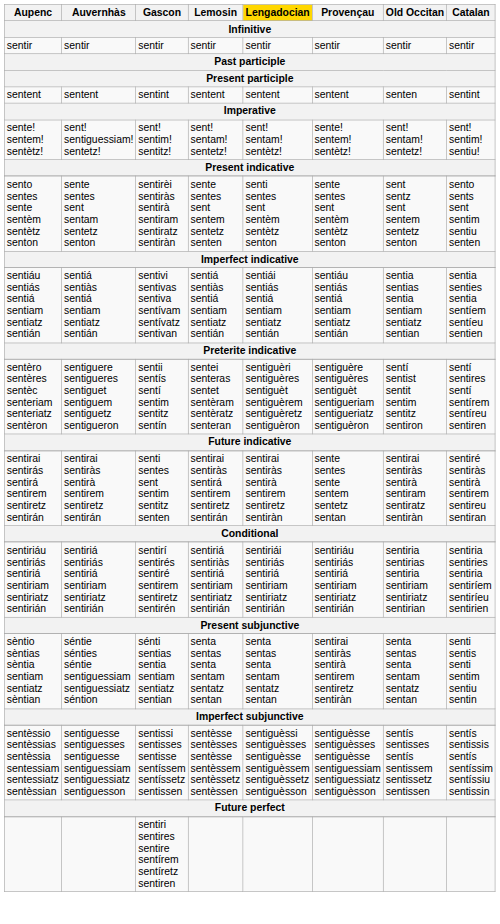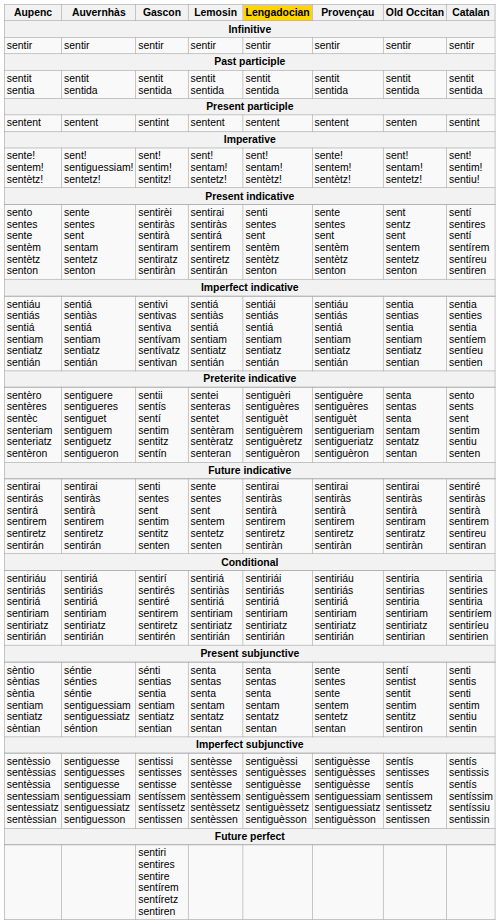+ row: (21, 84)
(208, 213) sente sentes sent sentem sentetz senten -> (210, 242) sentirai sentiràs sentirá sentirem sentiretz sentirán
(465, 213) sento sents sent sentim sentiu senten -> (469, 242) sentí sentires sentí sentírem sentíreu sentiren
(404, 396) sentí sentist sentit sentim sentitz sentiron -> (403, 425) senta sentas senta sentam sentatz sentan
(469, 396) sentí sentires sentí sentírem sentíreu sentiren -> (465, 425) sento sents sent sentim sentiu senten
(210, 488) sentirai sentiràs sentirá sentirem sentiretz sentirán -> (208, 516) sente sentes sent sentem sentetz senten
(332, 488) sente sentes sente sentem sentetz sentan -> (334, 516) sentirai sentiràs sentirà sentirem sentiretz sentiràn
(334, 671) sentirai sentiràs sentirà sentirem sentiretz sentiràn -> (332, 699) sente sentes sente sentem sentetz sentan
(403, 671) senta sentas senta sentam sentatz sentan -> (404, 699) sentí sentist sentit sentim sentitz sentiron
